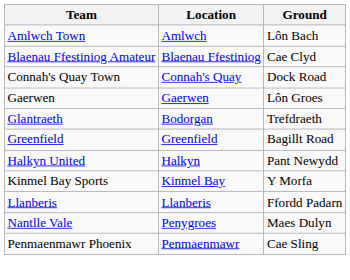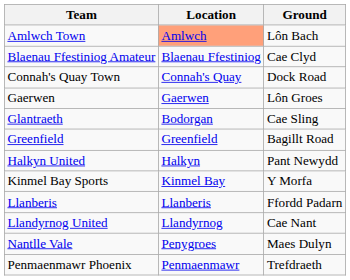(184, 35) no background -> (184, 35) lightsalmon background
(294, 118) Trefdraeth -> (293, 118) Cae Sling
+ row: (58, 222)
(293, 243) Cae Sling -> (294, 264) Trefdraeth
